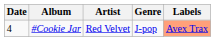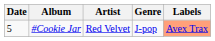(9, 28) 4 -> (9, 28) 5
